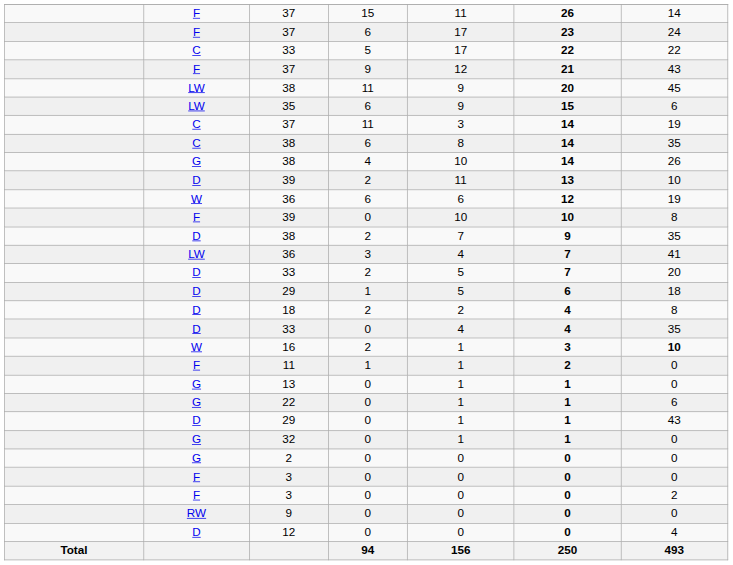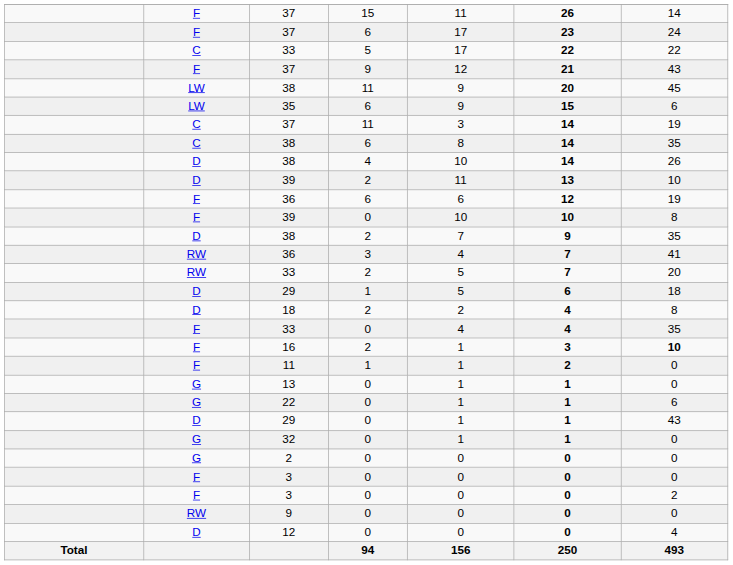(196, 161) G -> (196, 161) D
(196, 198) W -> (196, 198) F
(196, 254) LW -> (196, 254) RW
(196, 273) D -> (196, 273) RW
(196, 328) D -> (196, 328) F
(196, 347) W -> (196, 347) F
